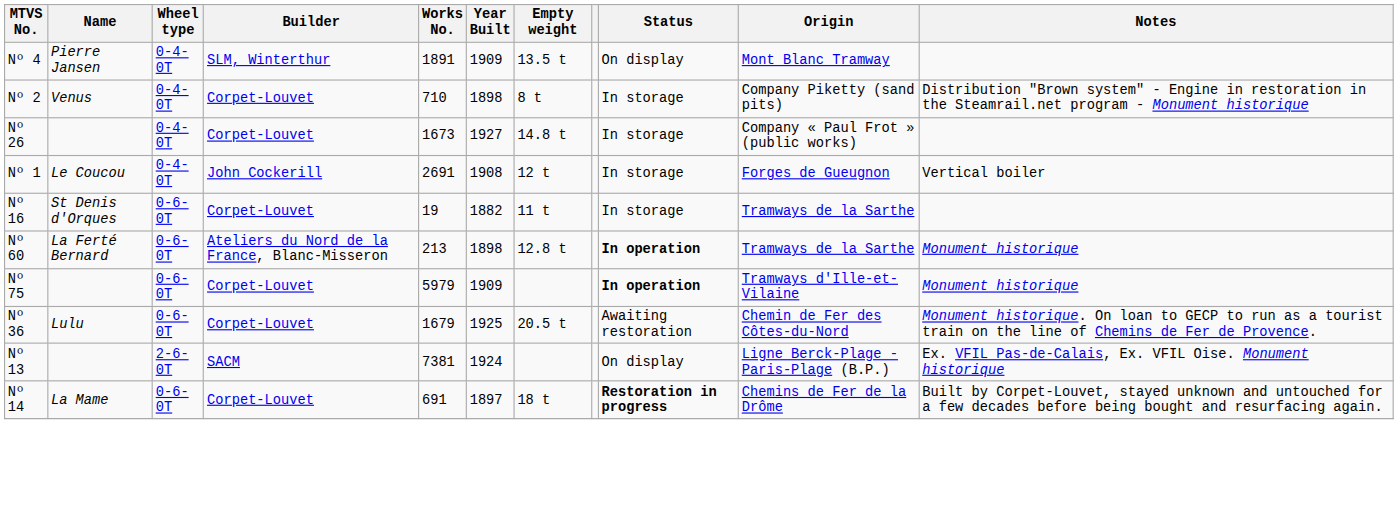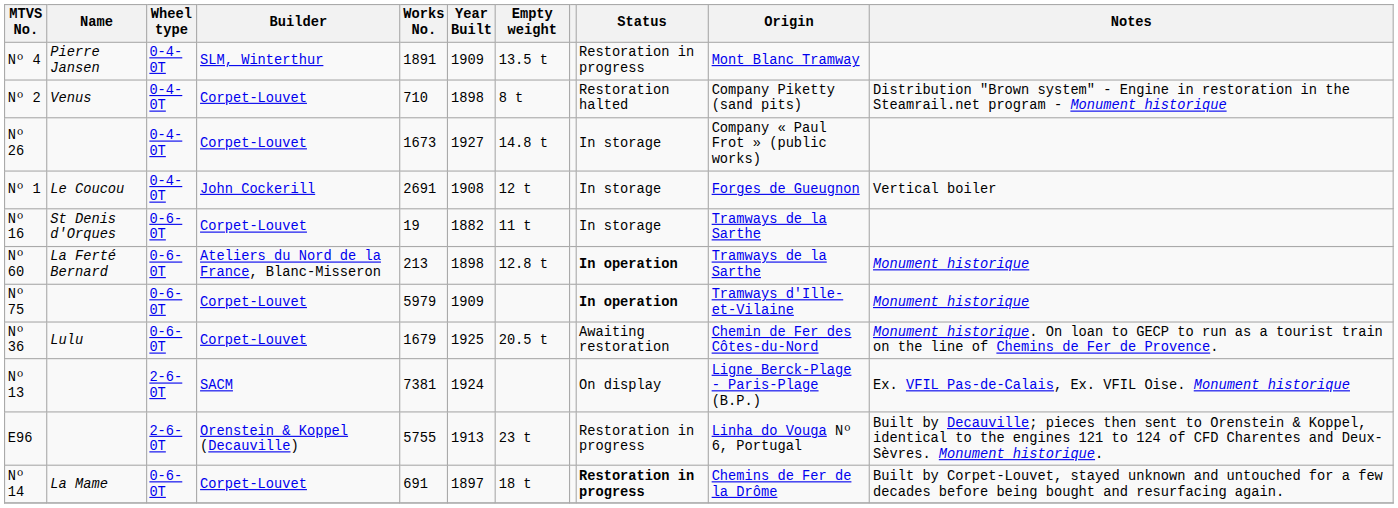(643, 61) On display -> (637, 61) Restoration in progress
(643, 99) In storage -> (624, 99) Restoration halted
+ row: (20, 439)
